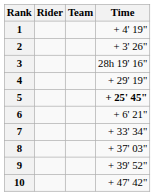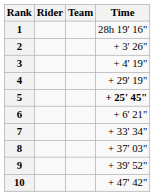(130, 30) + 4' 19" -> (123, 30) 28h 19' 16"
(123, 64) 28h 19' 16" -> (130, 64) + 4' 19"
